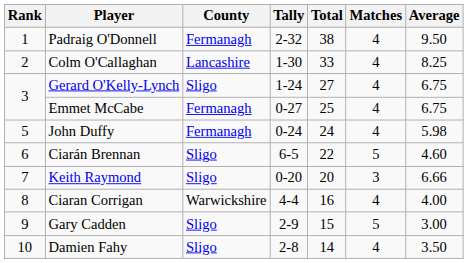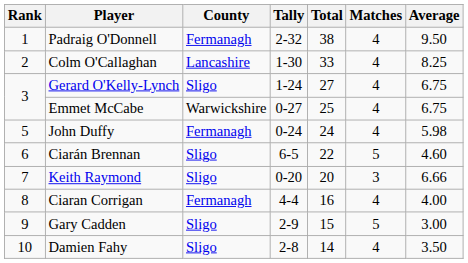(219, 108) Fermanagh -> (226, 108) Warwickshire
(226, 200) Warwickshire -> (219, 200) Fermanagh
